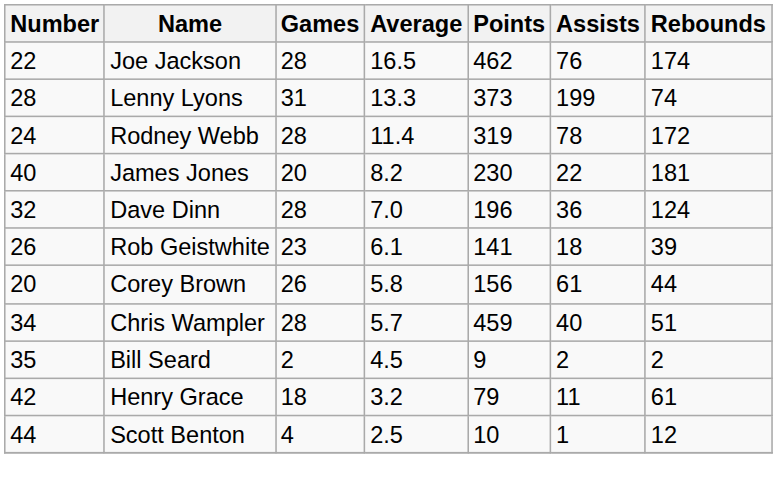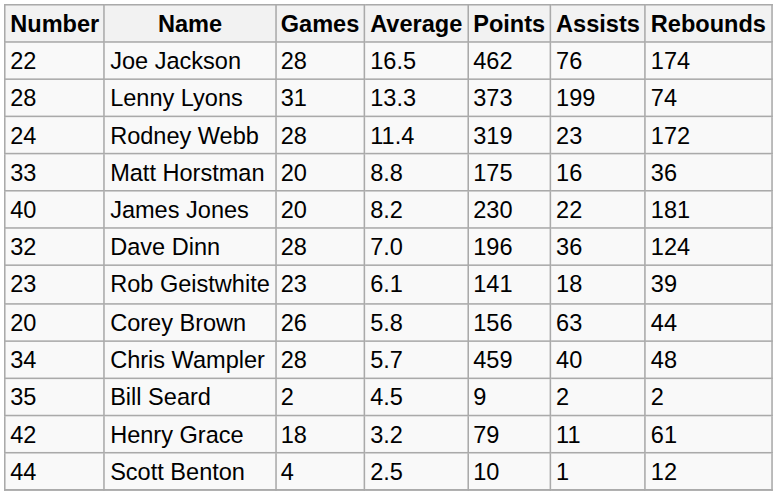(569, 136) 78 -> (569, 136) 23
+ row: (187, 173)
(23, 247) 26 -> (23, 285) 23
(569, 285) 61 -> (569, 322) 63
(664, 322) 51 -> (664, 359) 48
